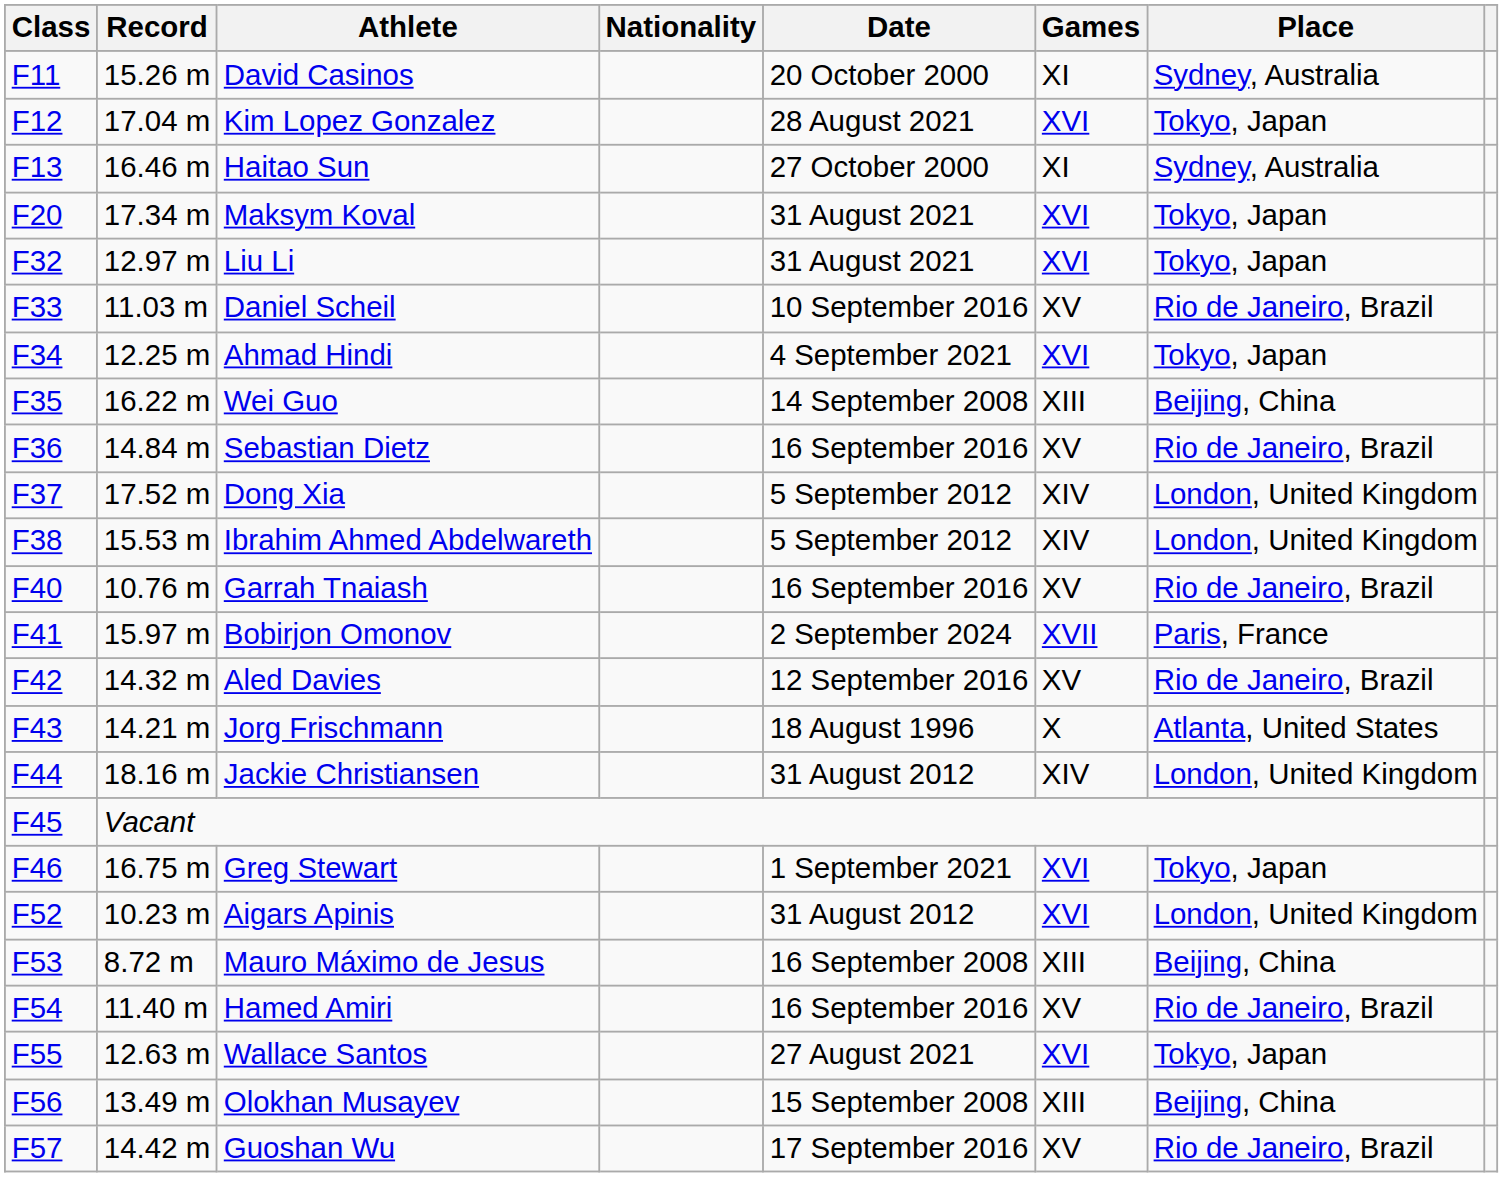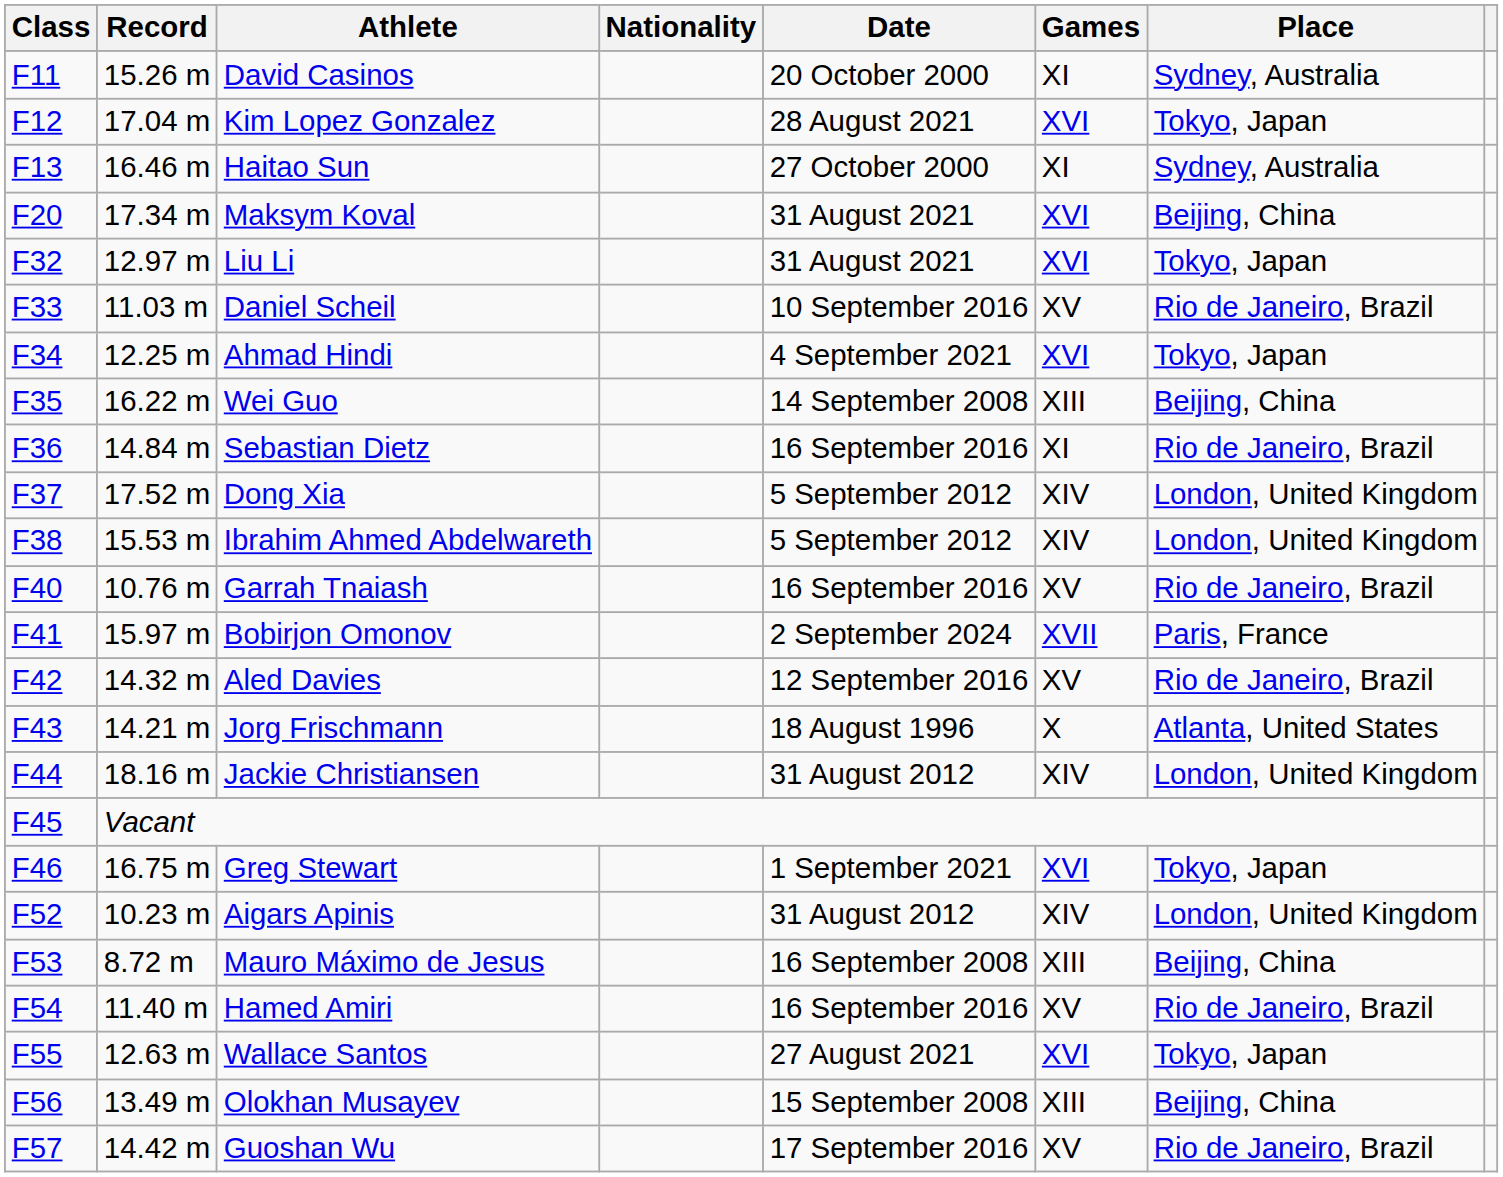(1240, 214) Tokyo, Japan -> (1244, 214) Beijing, China
(1061, 448) XV -> (1056, 448) XI
(1066, 914) XVI -> (1066, 914) XIV
